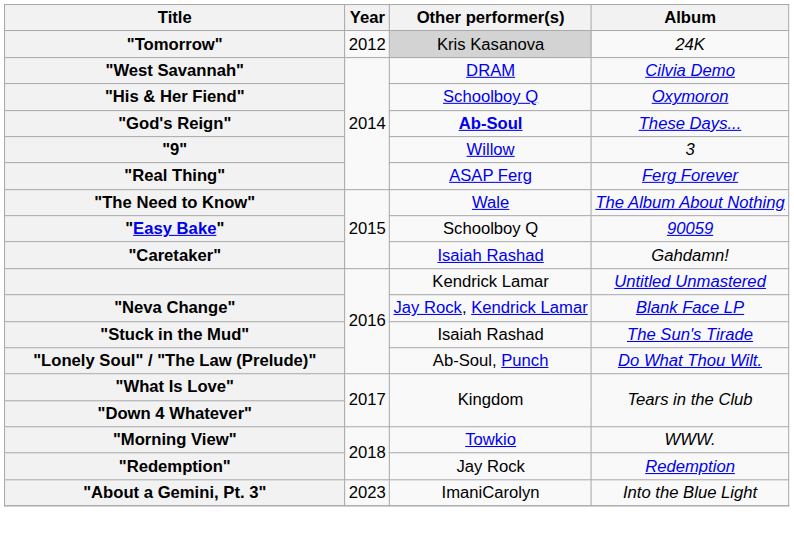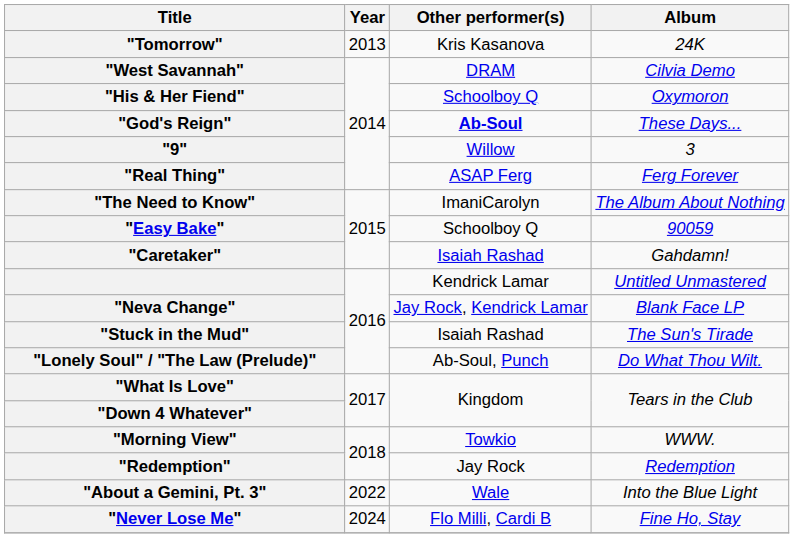(367, 44) 2012 -> (367, 44) 2013
(491, 44) lightgrey background -> (491, 44) no background
(491, 202) Wale -> (491, 202) ImaniCarolyn
(367, 492) 2023 -> (367, 492) 2022
(491, 492) ImaniCarolyn -> (491, 492) Wale
+ row: (175, 519)
